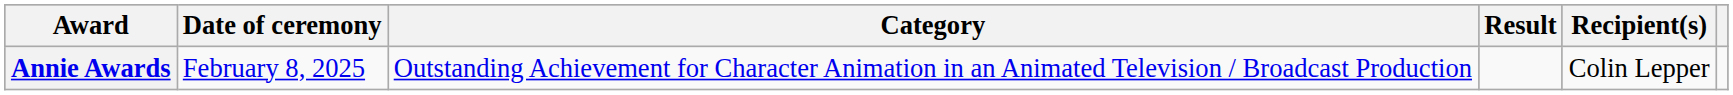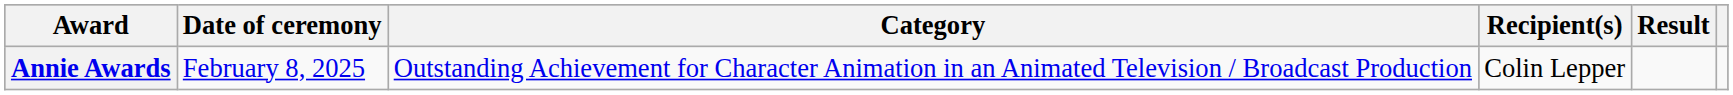columns swapped: (1639, 25) <-> (1520, 25)
